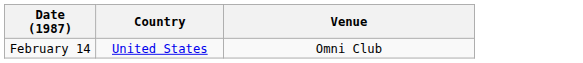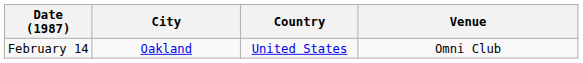+ column: (166, 21)
